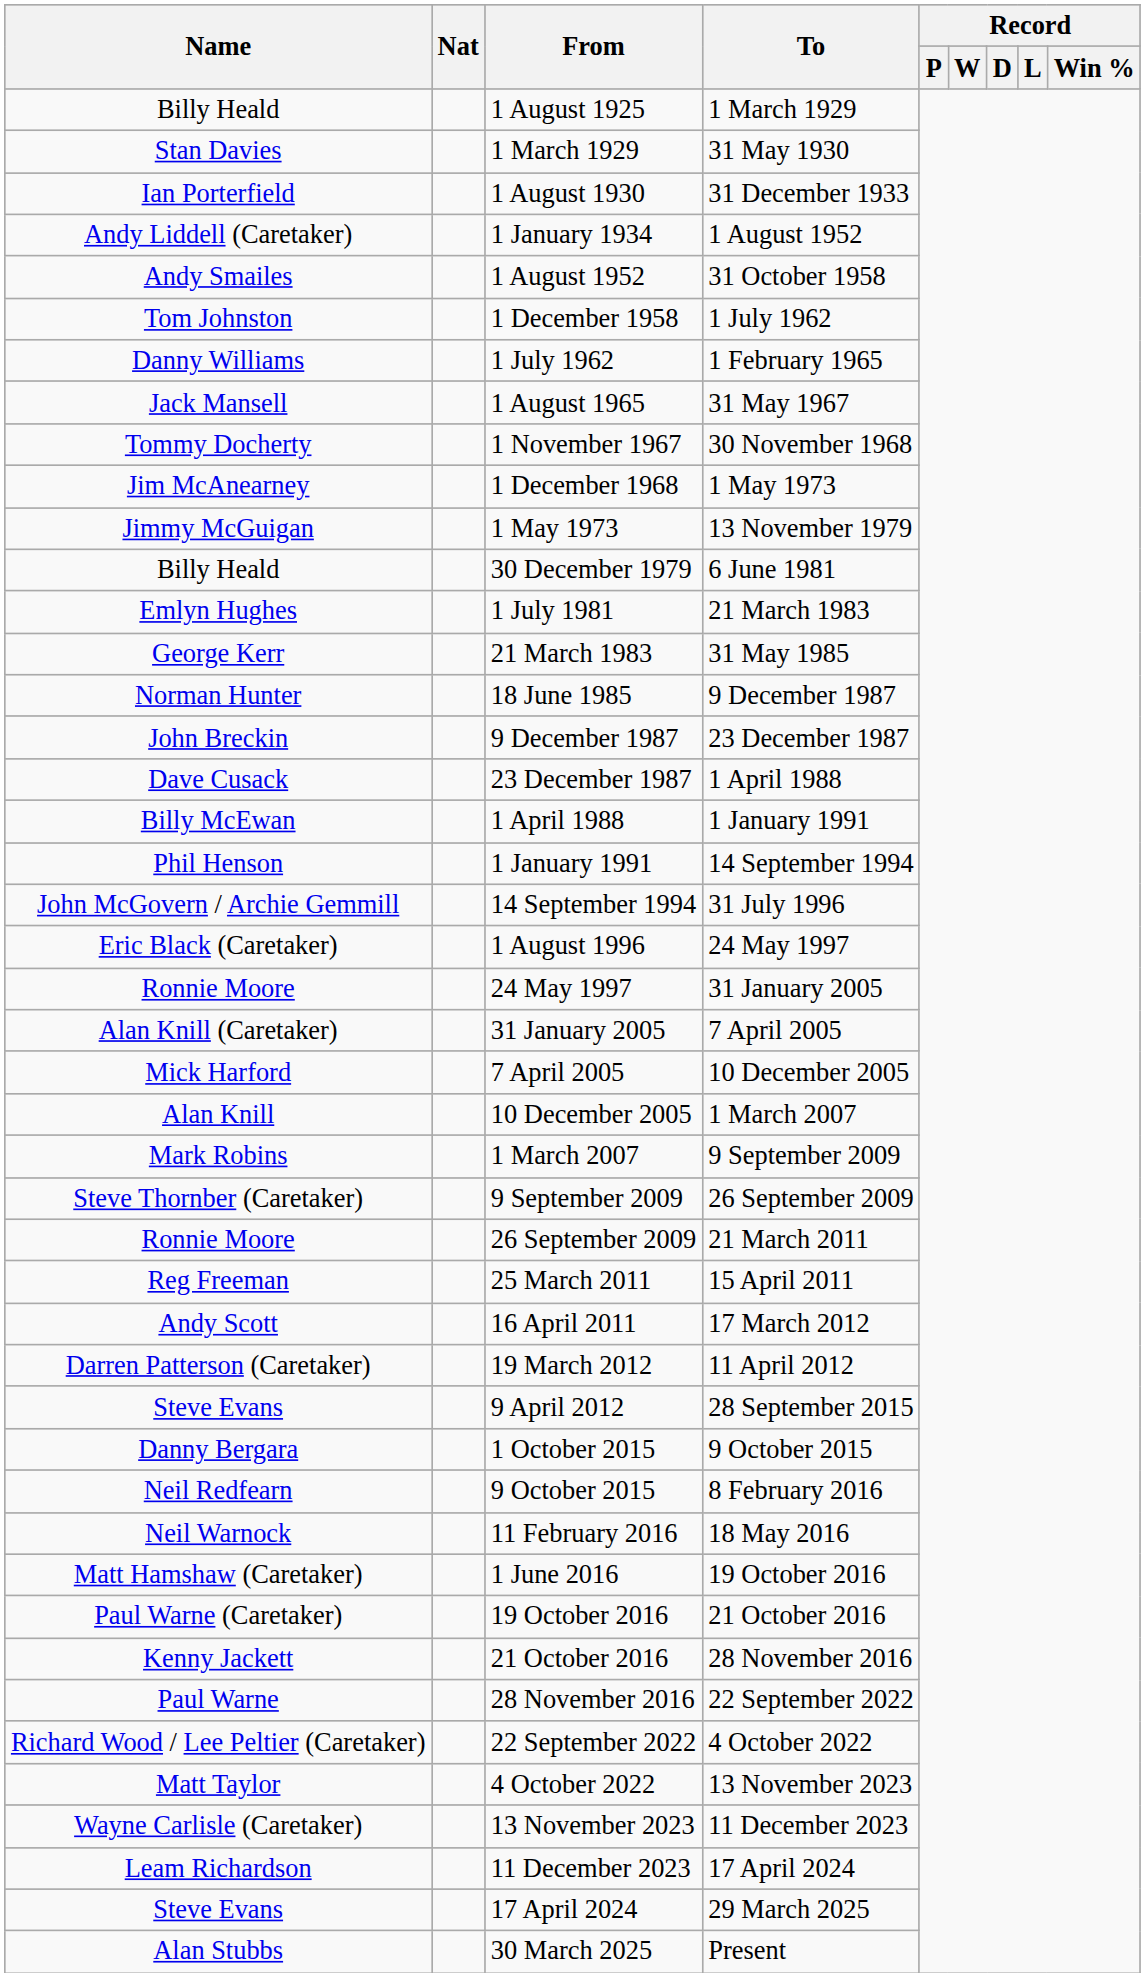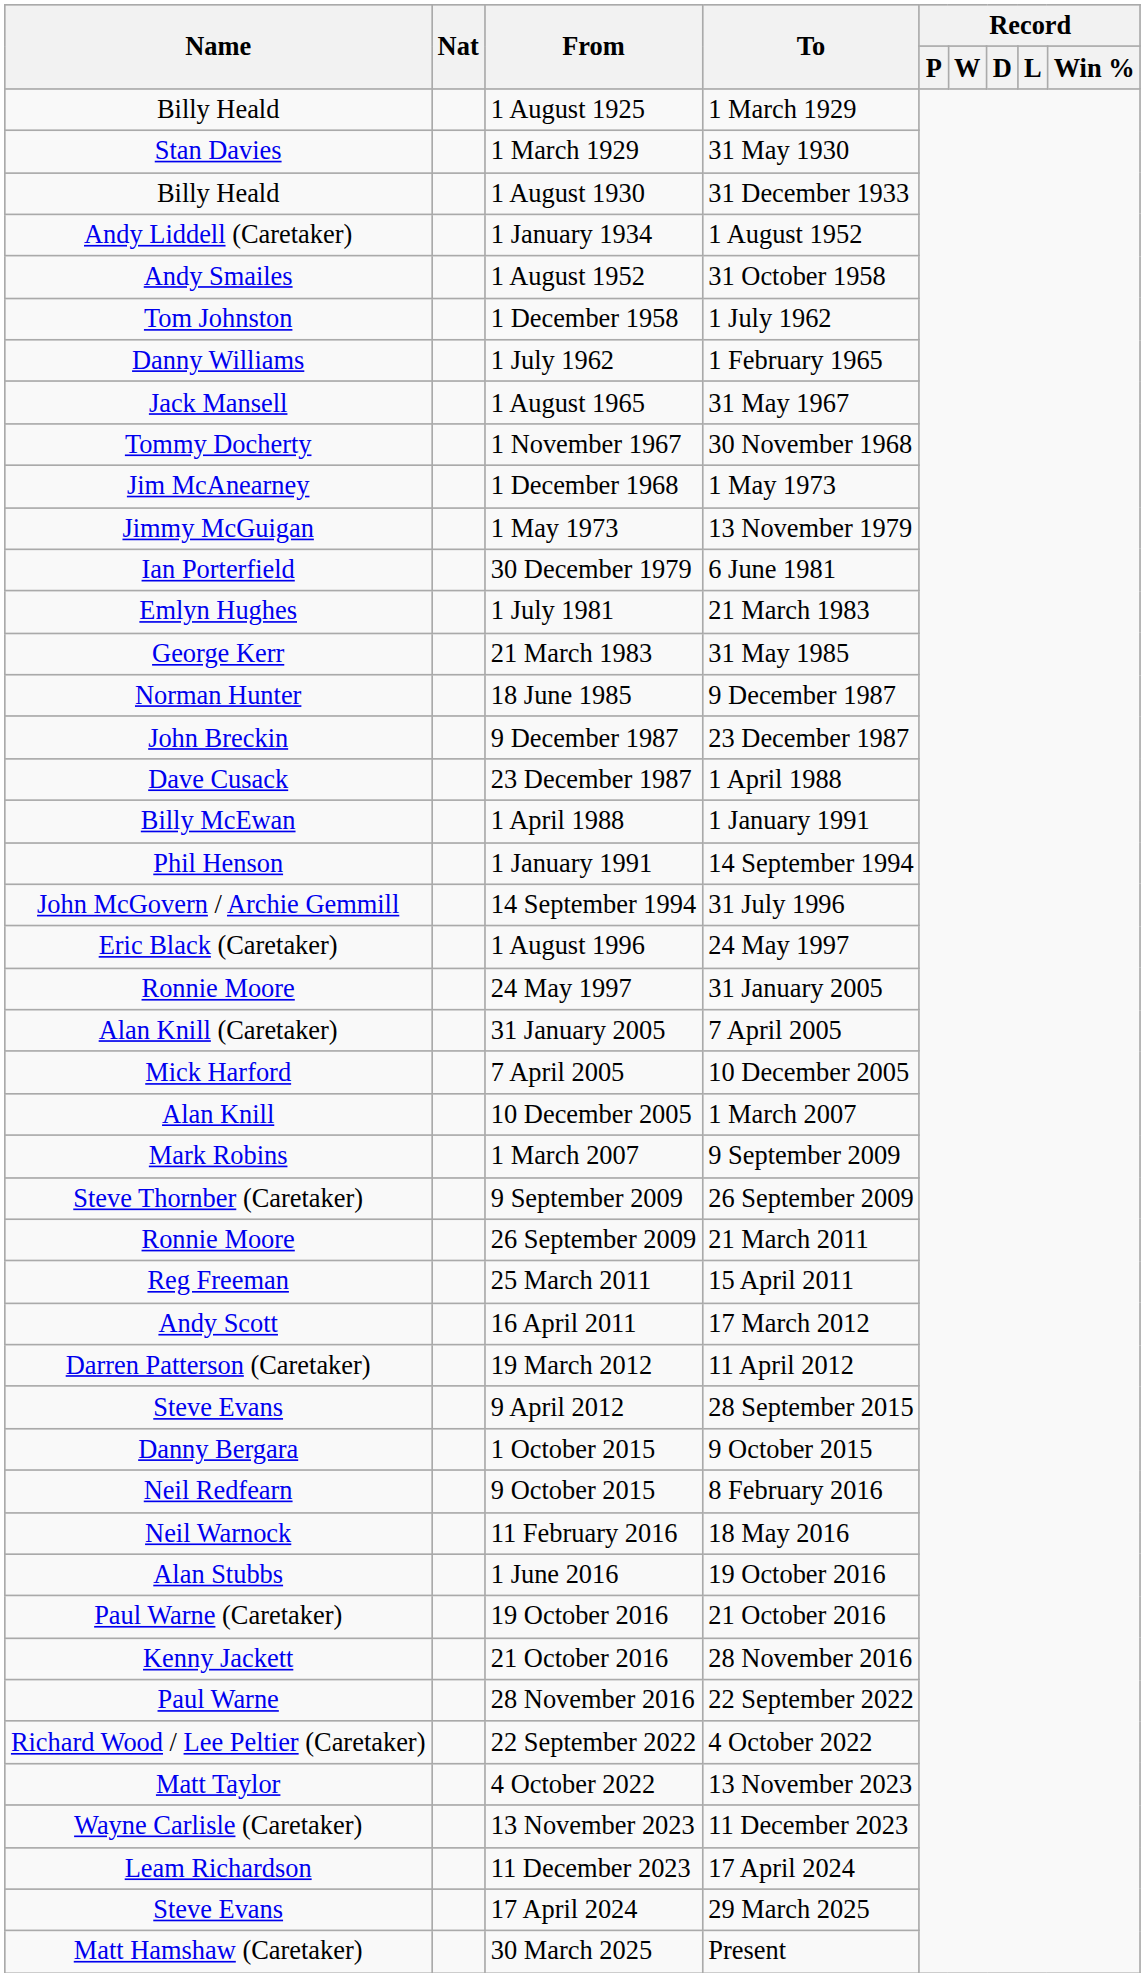(218, 192) Ian Porterfield -> (218, 192) Billy Heald
(218, 569) Billy Heald -> (218, 569) Ian Porterfield
(218, 1574) Matt Hamshaw (Caretaker) -> (218, 1574) Alan Stubbs
(218, 1951) Alan Stubbs -> (218, 1951) Matt Hamshaw (Caretaker)
